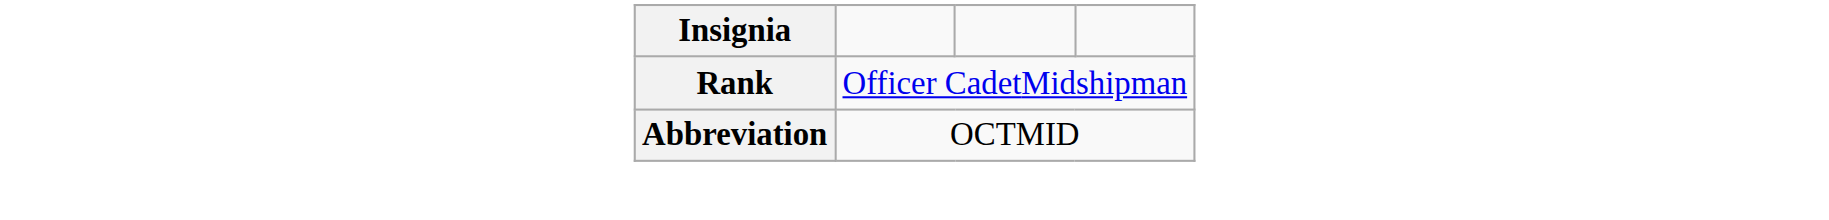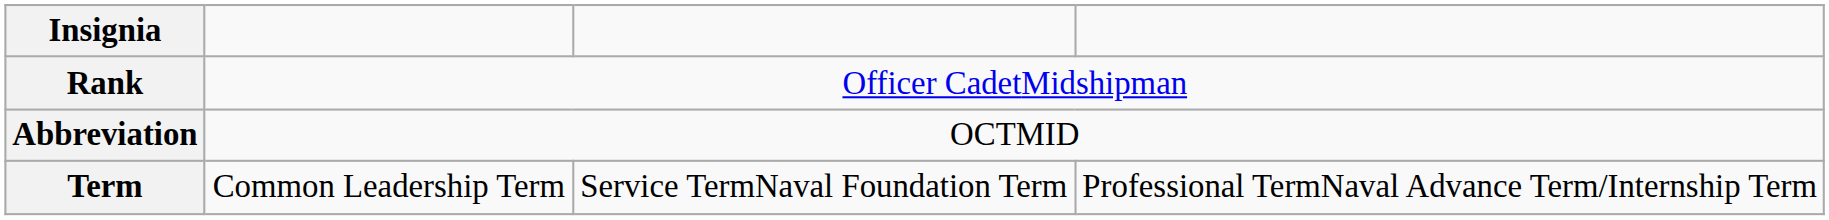+ row: (105, 186)
